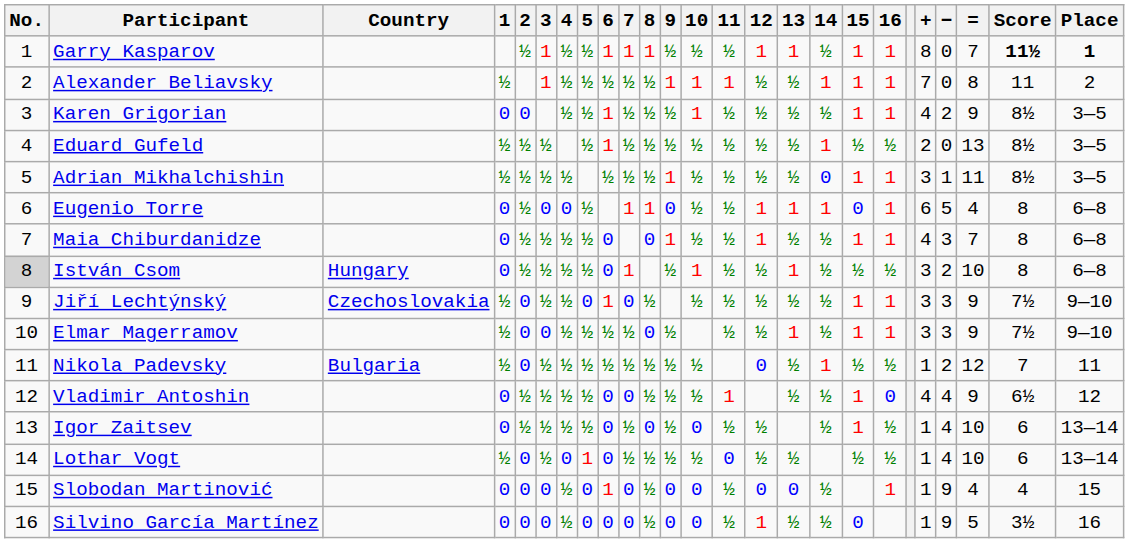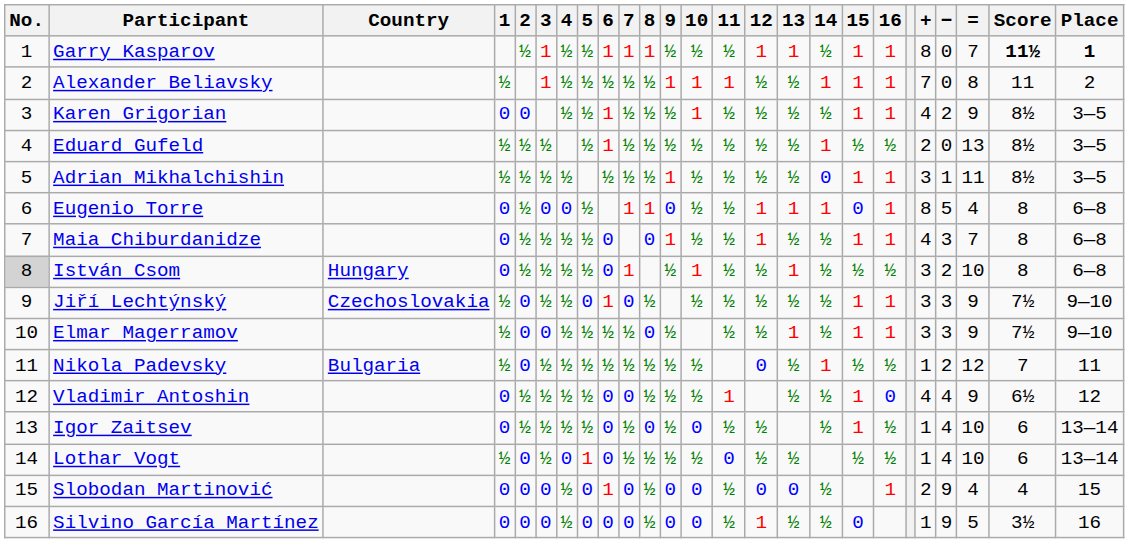(926, 209) 6 -> (926, 209) 8
(926, 491) 1 -> (926, 491) 2
